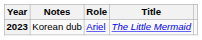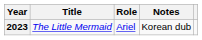columns swapped: (151, 12) <-> (57, 12)
